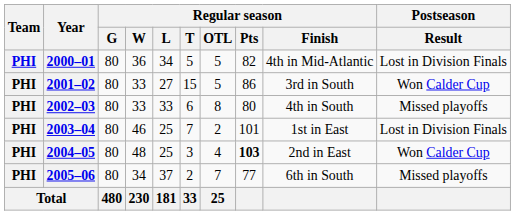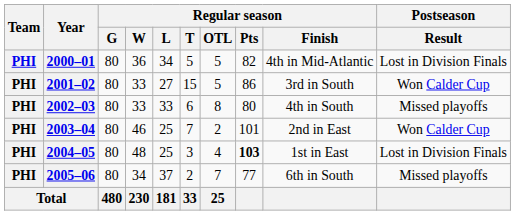(320, 130) 1st in East -> (320, 130) 2nd in East
(443, 130) Lost in Division Finals -> (443, 130) Won Calder Cup
(320, 152) 2nd in East -> (320, 152) 1st in East
(443, 152) Won Calder Cup -> (443, 152) Lost in Division Finals
